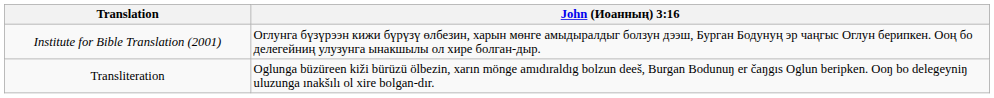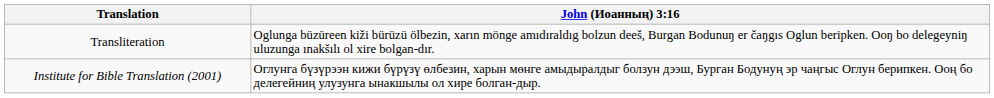rows swapped: (128, 41) <-> (128, 75)
